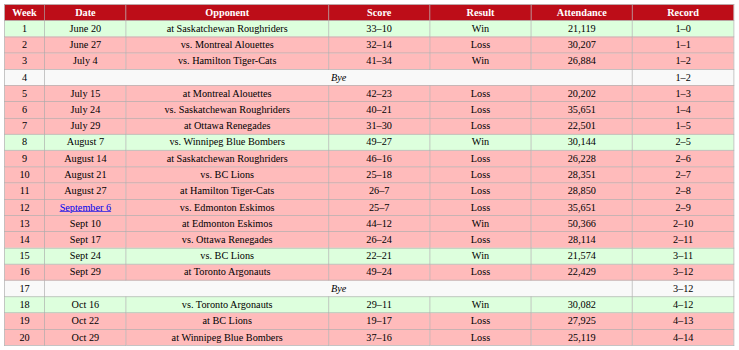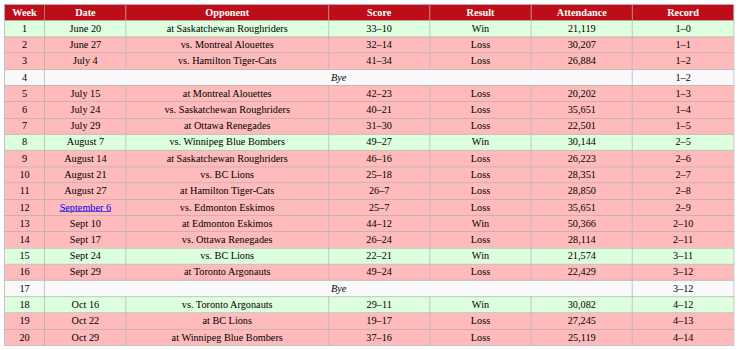(480, 61) Win -> (480, 61) Loss
(582, 158) 26,228 -> (582, 158) 26,223
(582, 321) 27,925 -> (582, 321) 27,245
